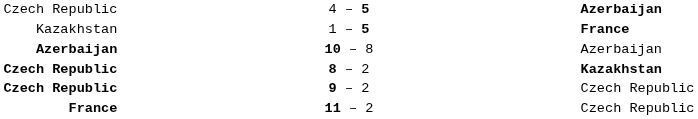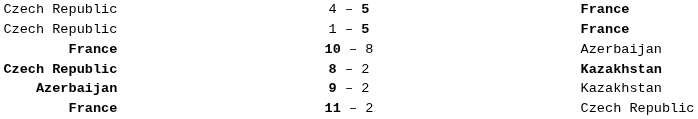(621, 10) Azerbaijan -> (605, 10) France
(77, 30) Kazakhstan -> (60, 30) Czech Republic
(77, 49) Azerbaijan -> (93, 49) France
(60, 89) Czech Republic -> (77, 89) Azerbaijan
(638, 89) Czech Republic -> (621, 89) Kazakhstan
